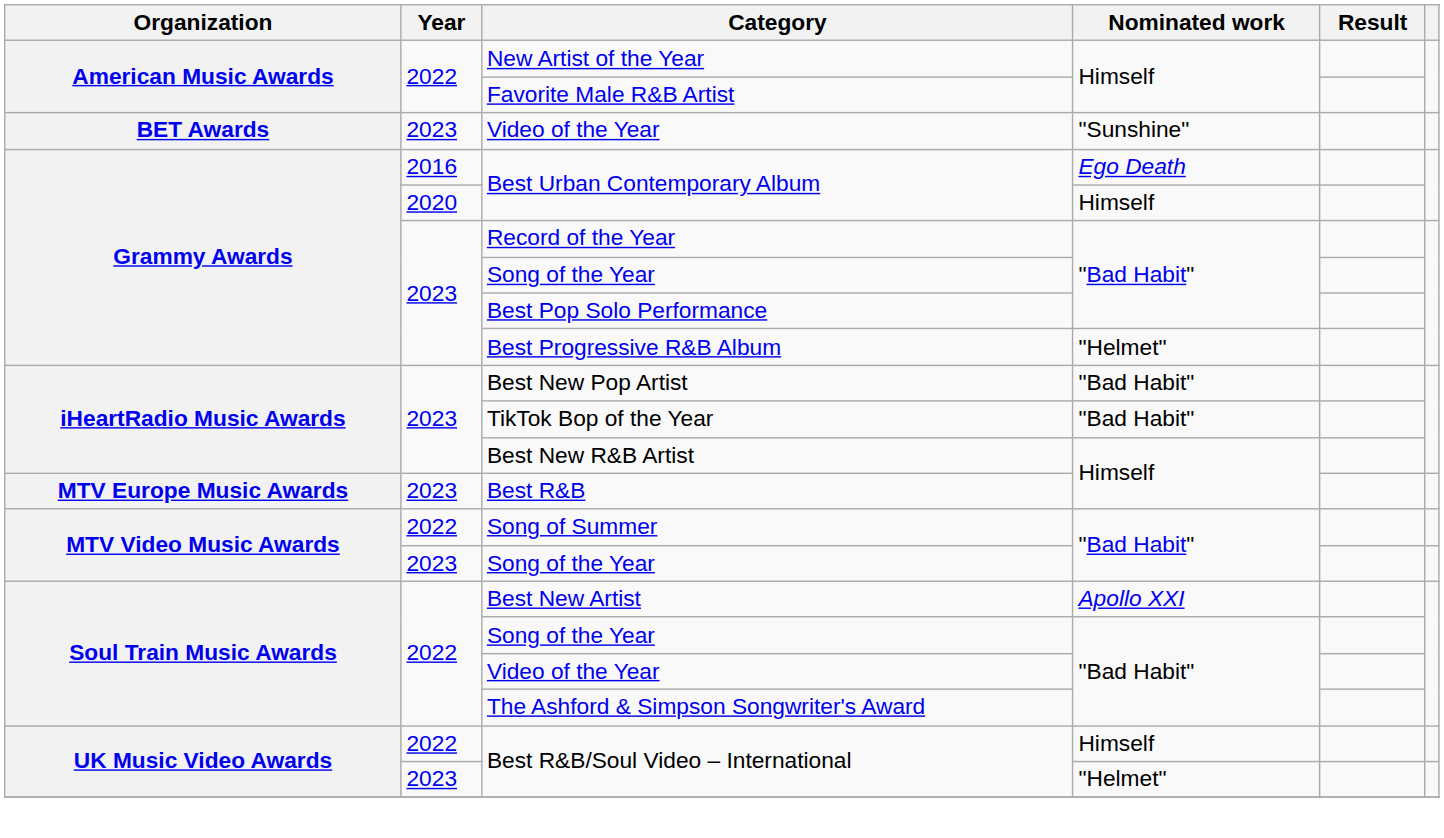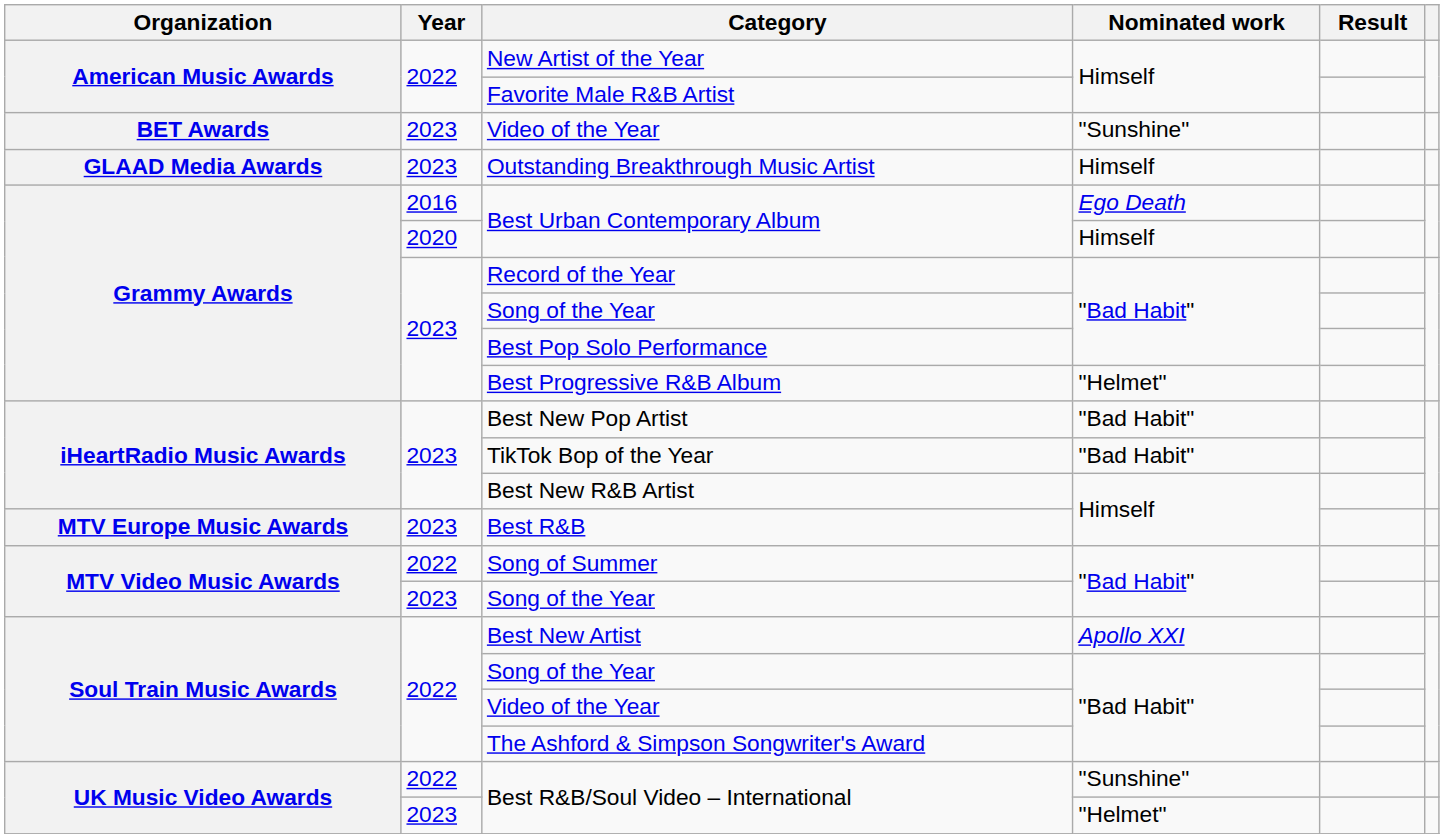+ row: (432, 166)
(1116, 743) Himself -> (1134, 779) "Sunshine"
